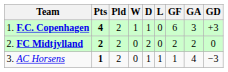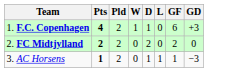- column: (194, 12)
